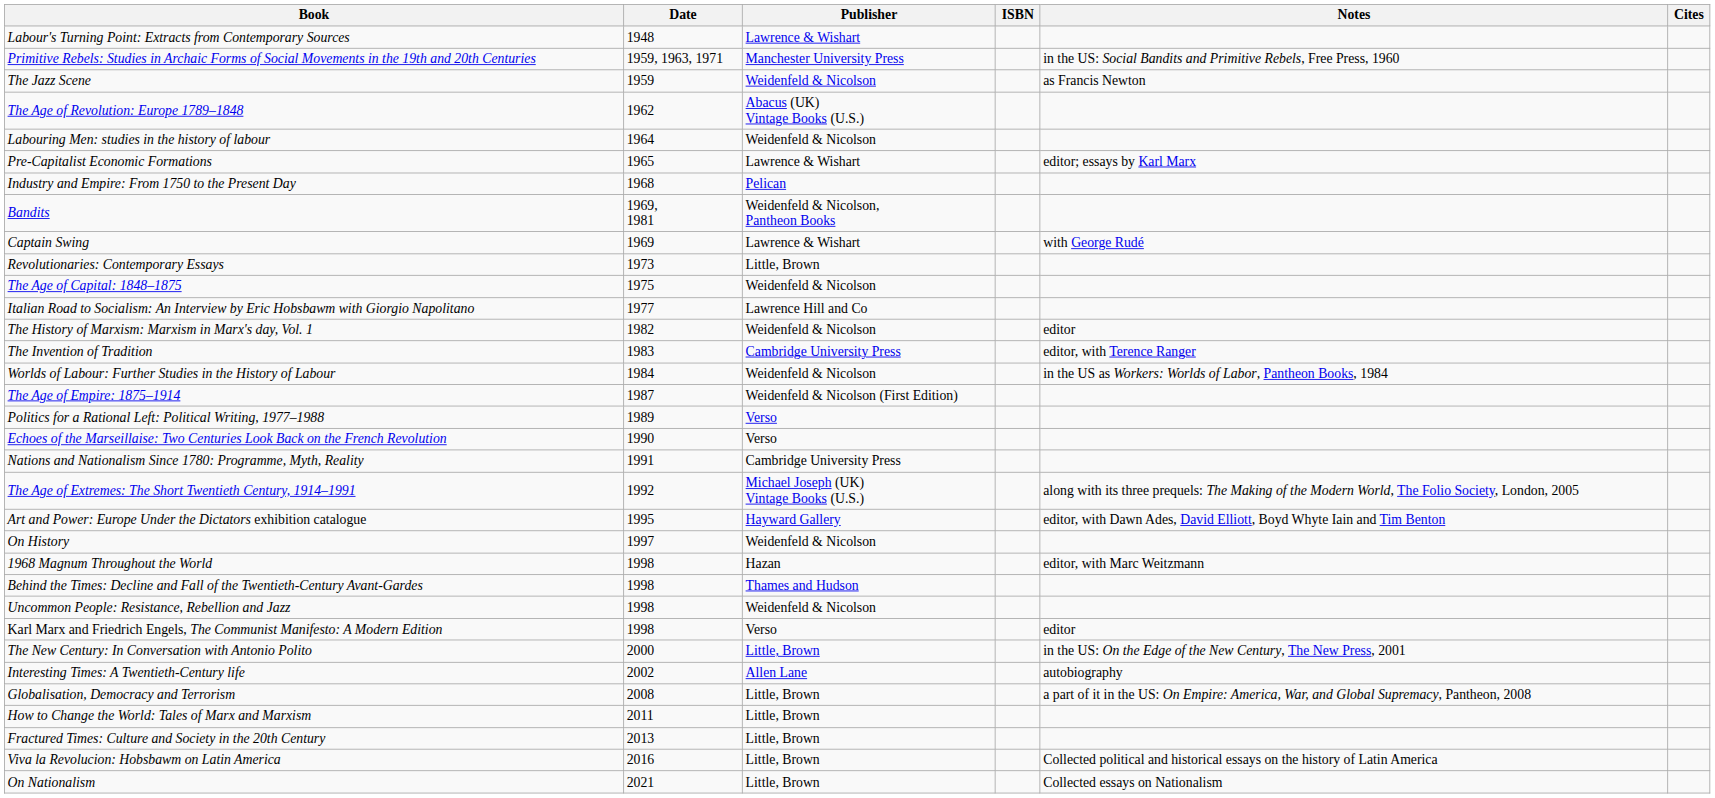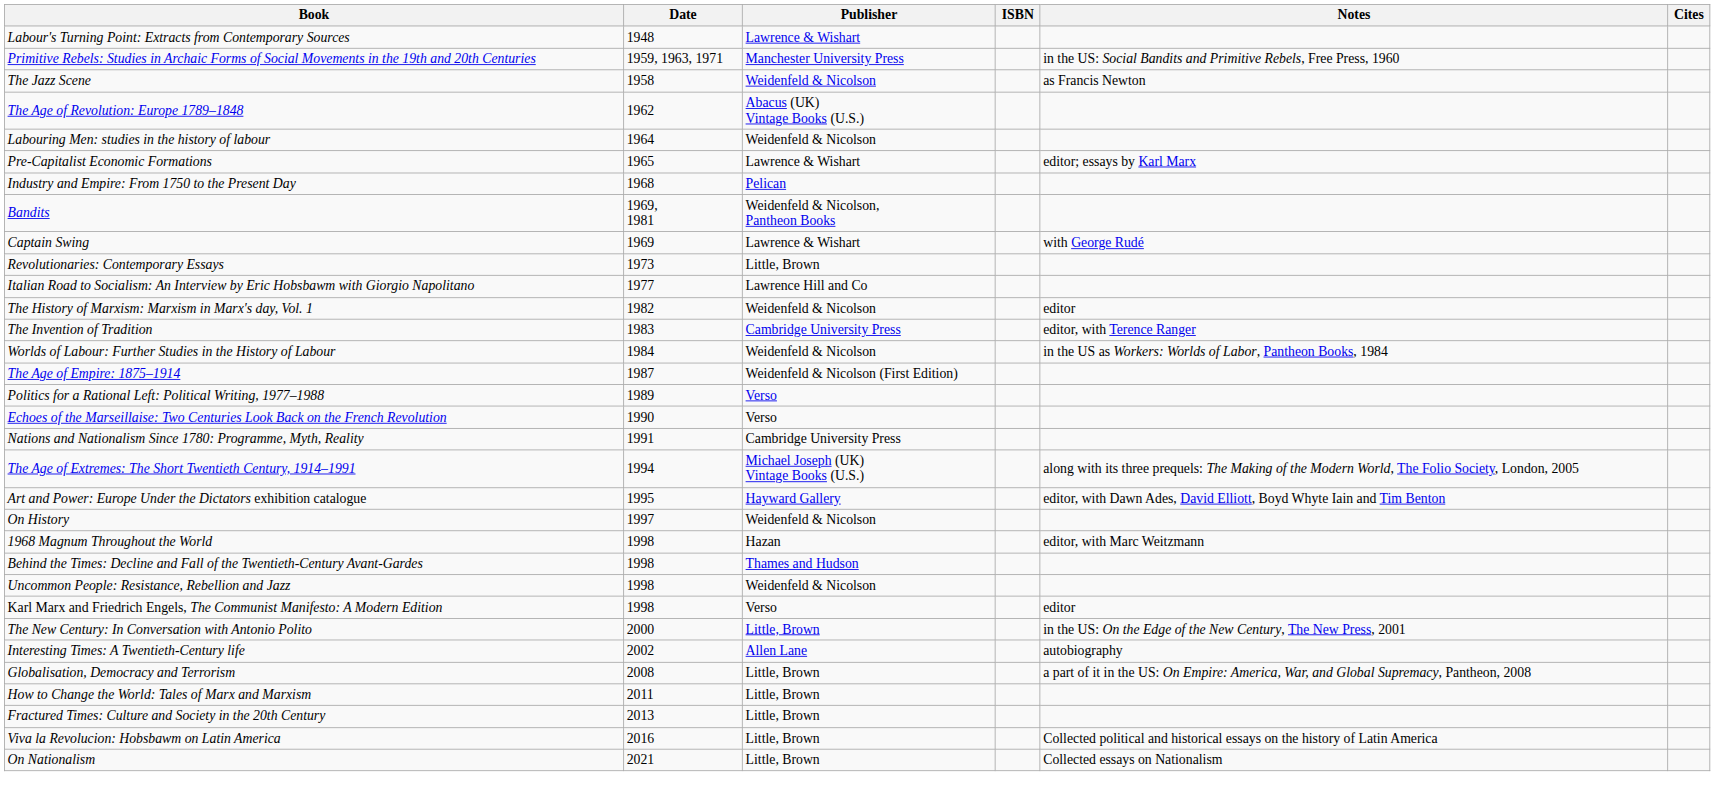(640, 80) 1959 -> (640, 80) 1958
- row: (95, 286)
(640, 490) 1992 -> (640, 468) 1994
